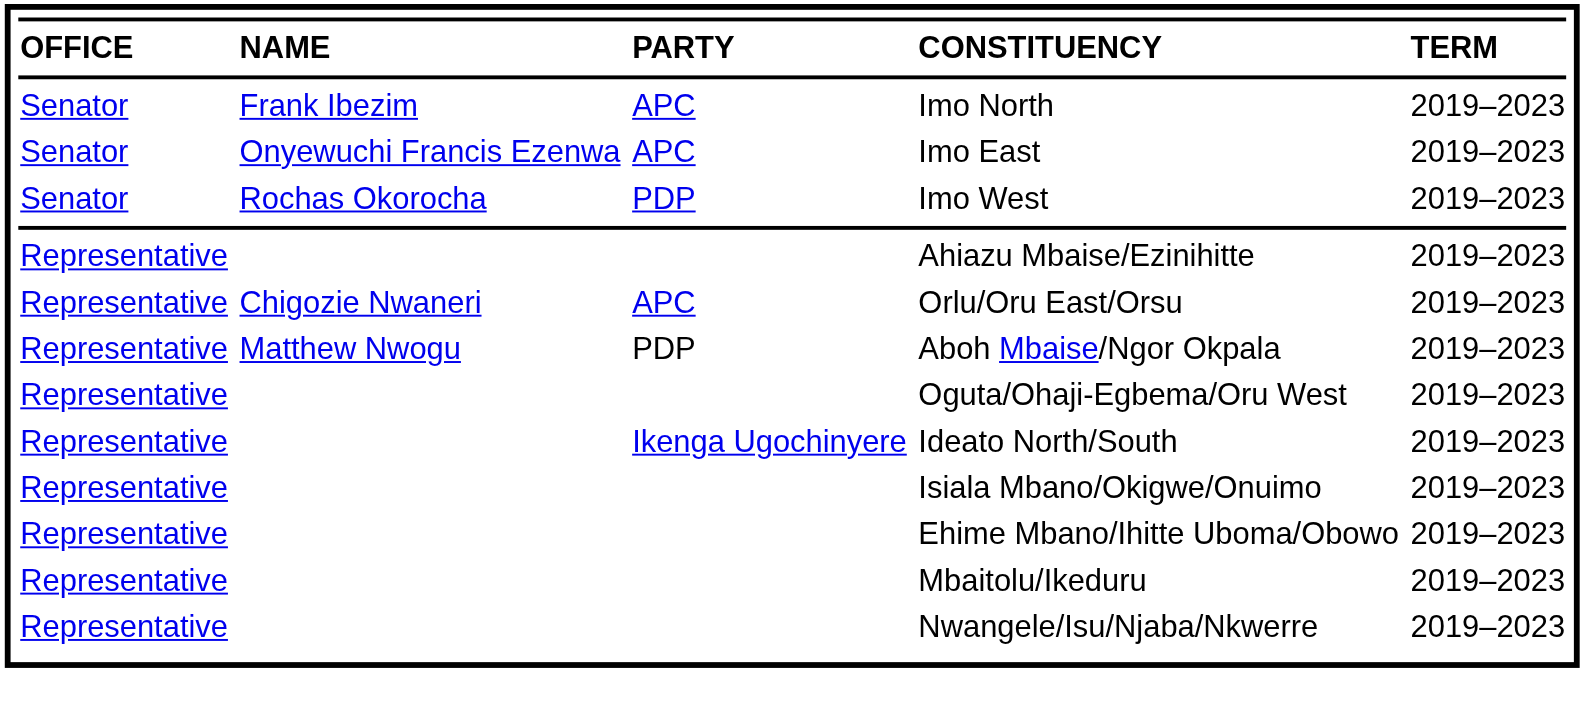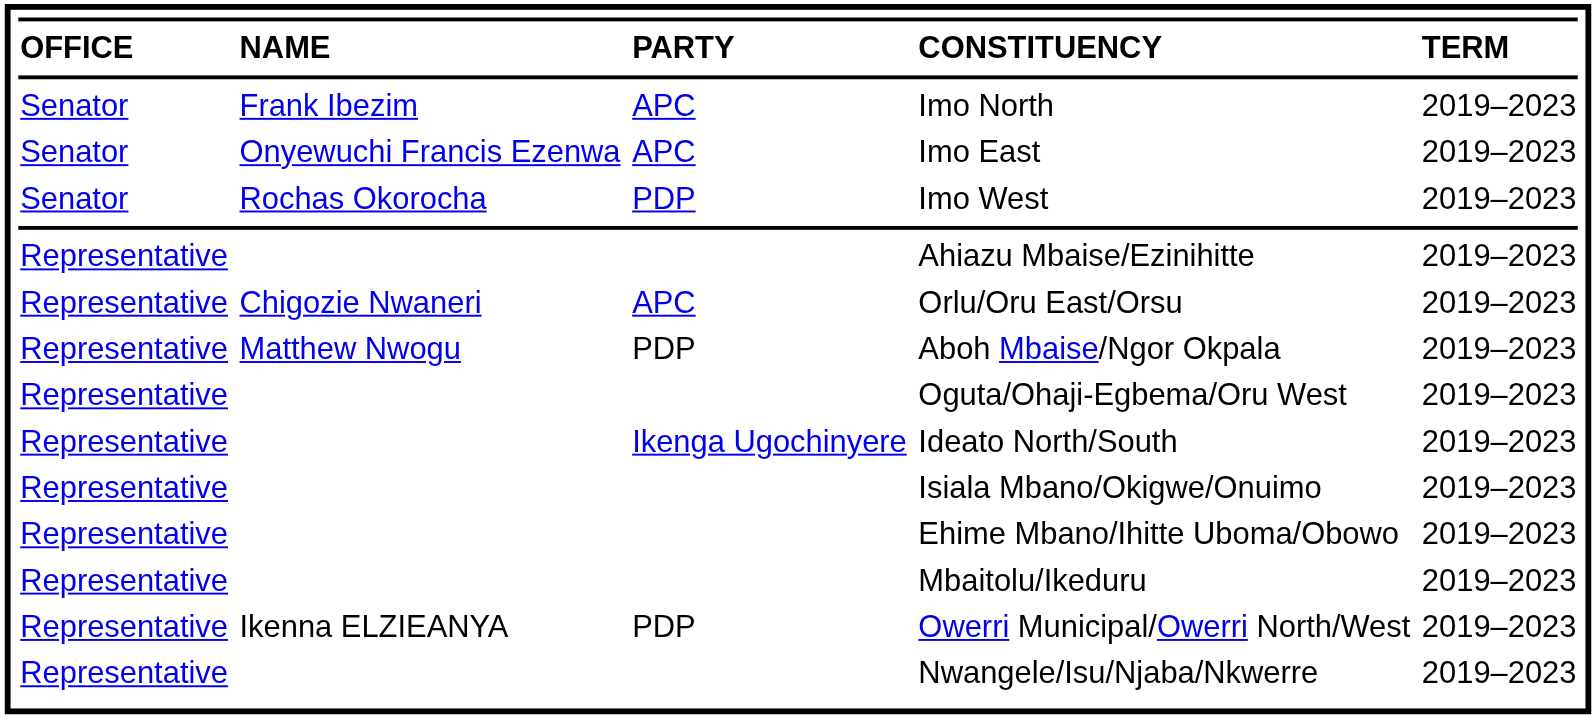+ row: (374, 626)
